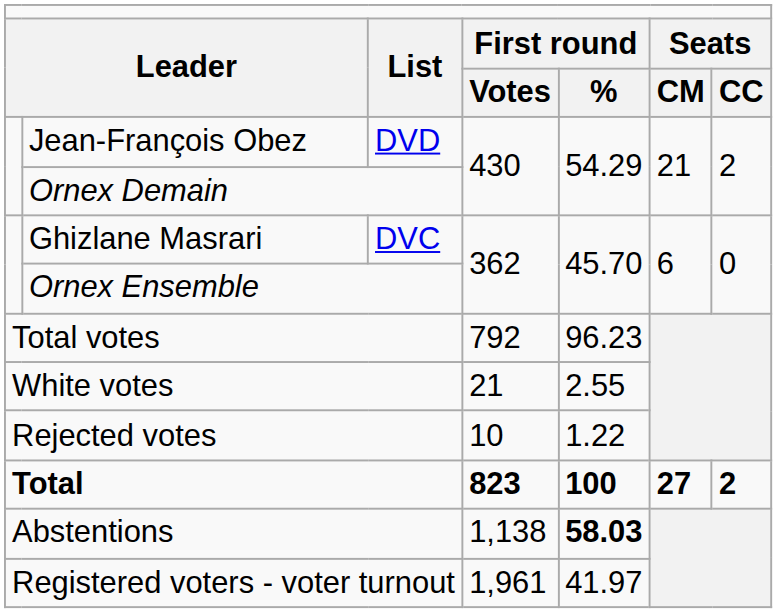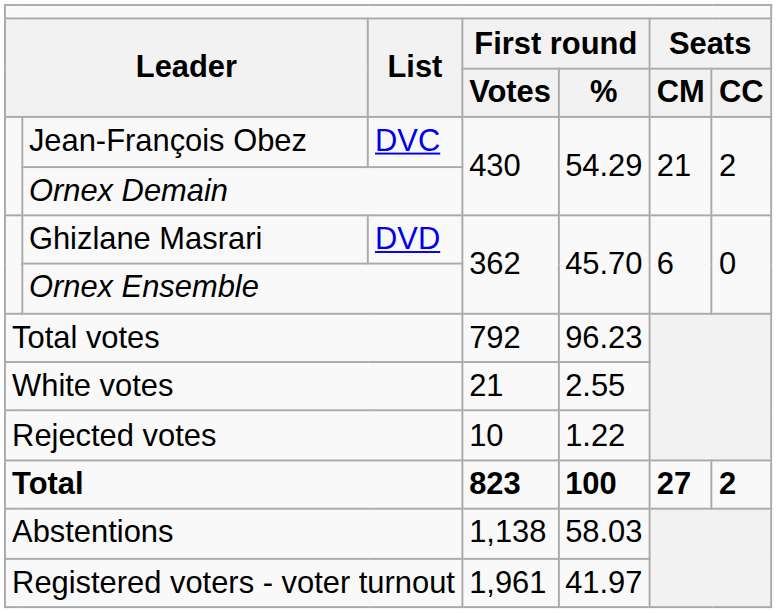(408, 141) DVD -> (408, 141) DVC
(408, 239) DVC -> (408, 239) DVD
(604, 532) bold -> (604, 532) normal
